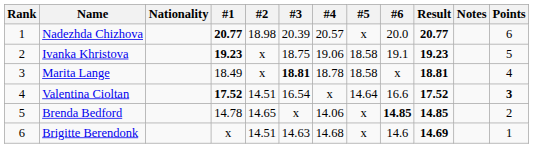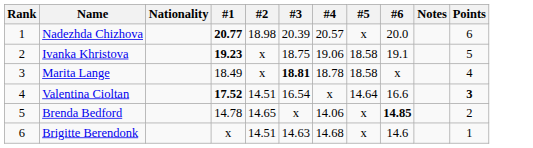- column: (434, 14)
